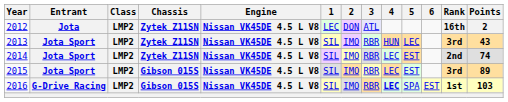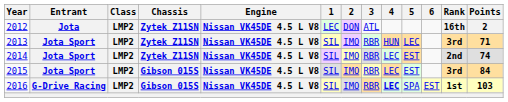(371, 26) lavender background -> (371, 26) no background
(485, 41) 43 -> (485, 41) 71
(485, 70) 89 -> (485, 70) 84
